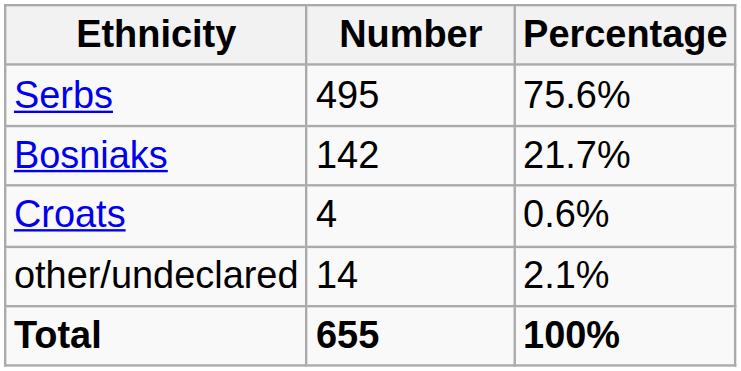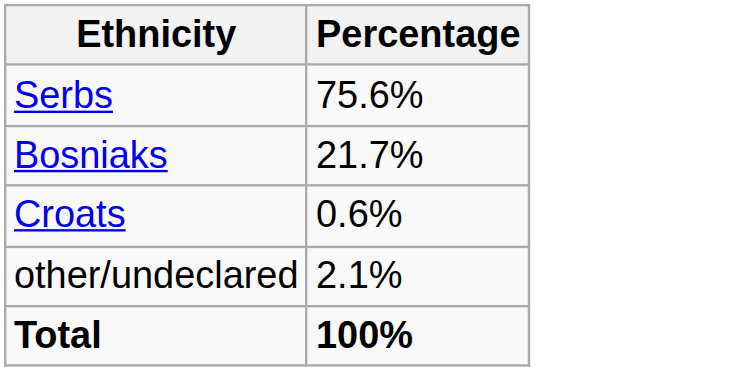- column: (411, 34)
